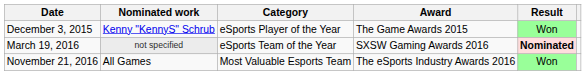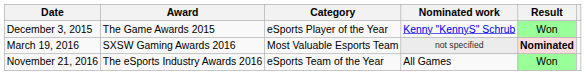columns swapped: (436, 12) <-> (159, 12)
(278, 45) eSports Team of the Year -> (333, 45) Most Valuable Esports Team
(285, 62) Most Valuable Esports Team -> (325, 62) eSports Team of the Year
